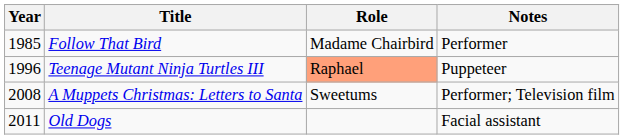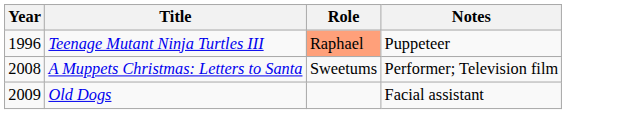- row: (105, 43)
(24, 120) 2011 -> (25, 95) 2009
